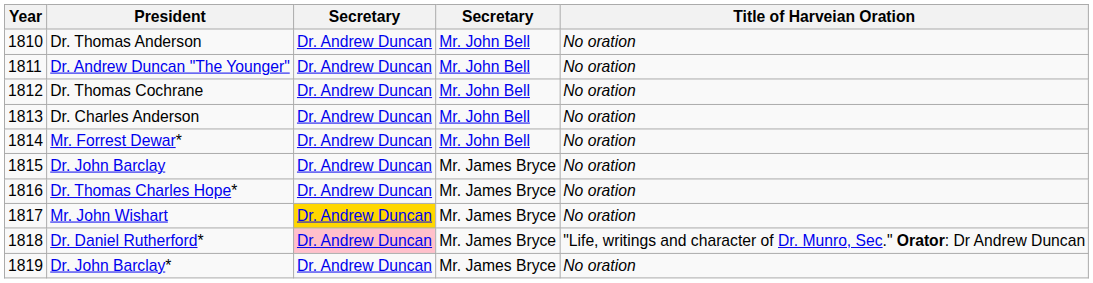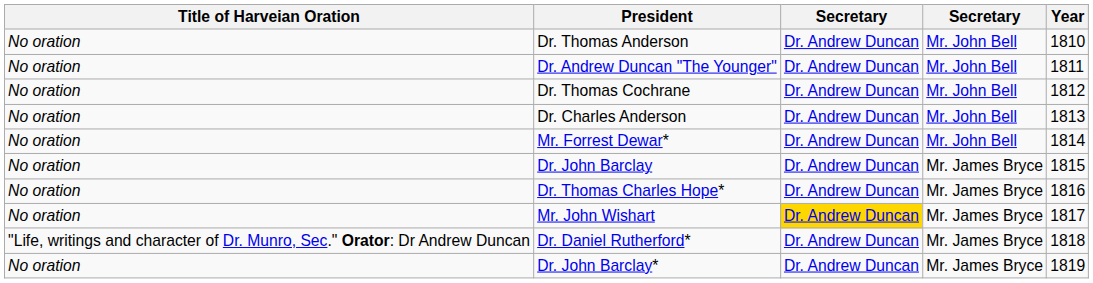columns swapped: (26, 16) <-> (824, 16)
(365, 240) pink background -> (851, 240) no background
